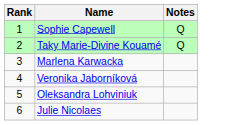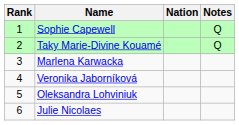+ column: (182, 12)
